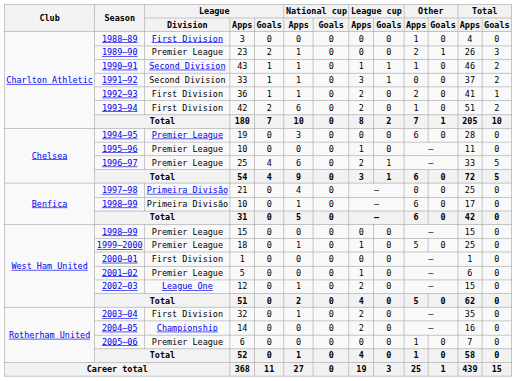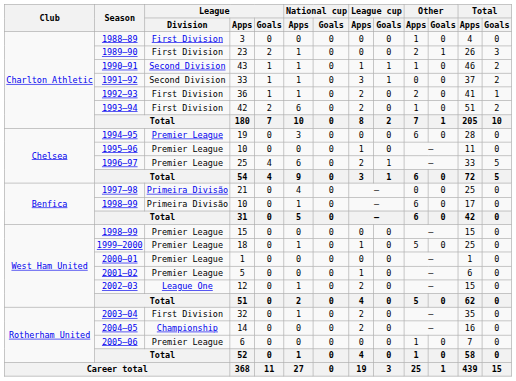(187, 53) Premier League -> (187, 53) First Division
(187, 259) First Division -> (187, 259) Premier League
